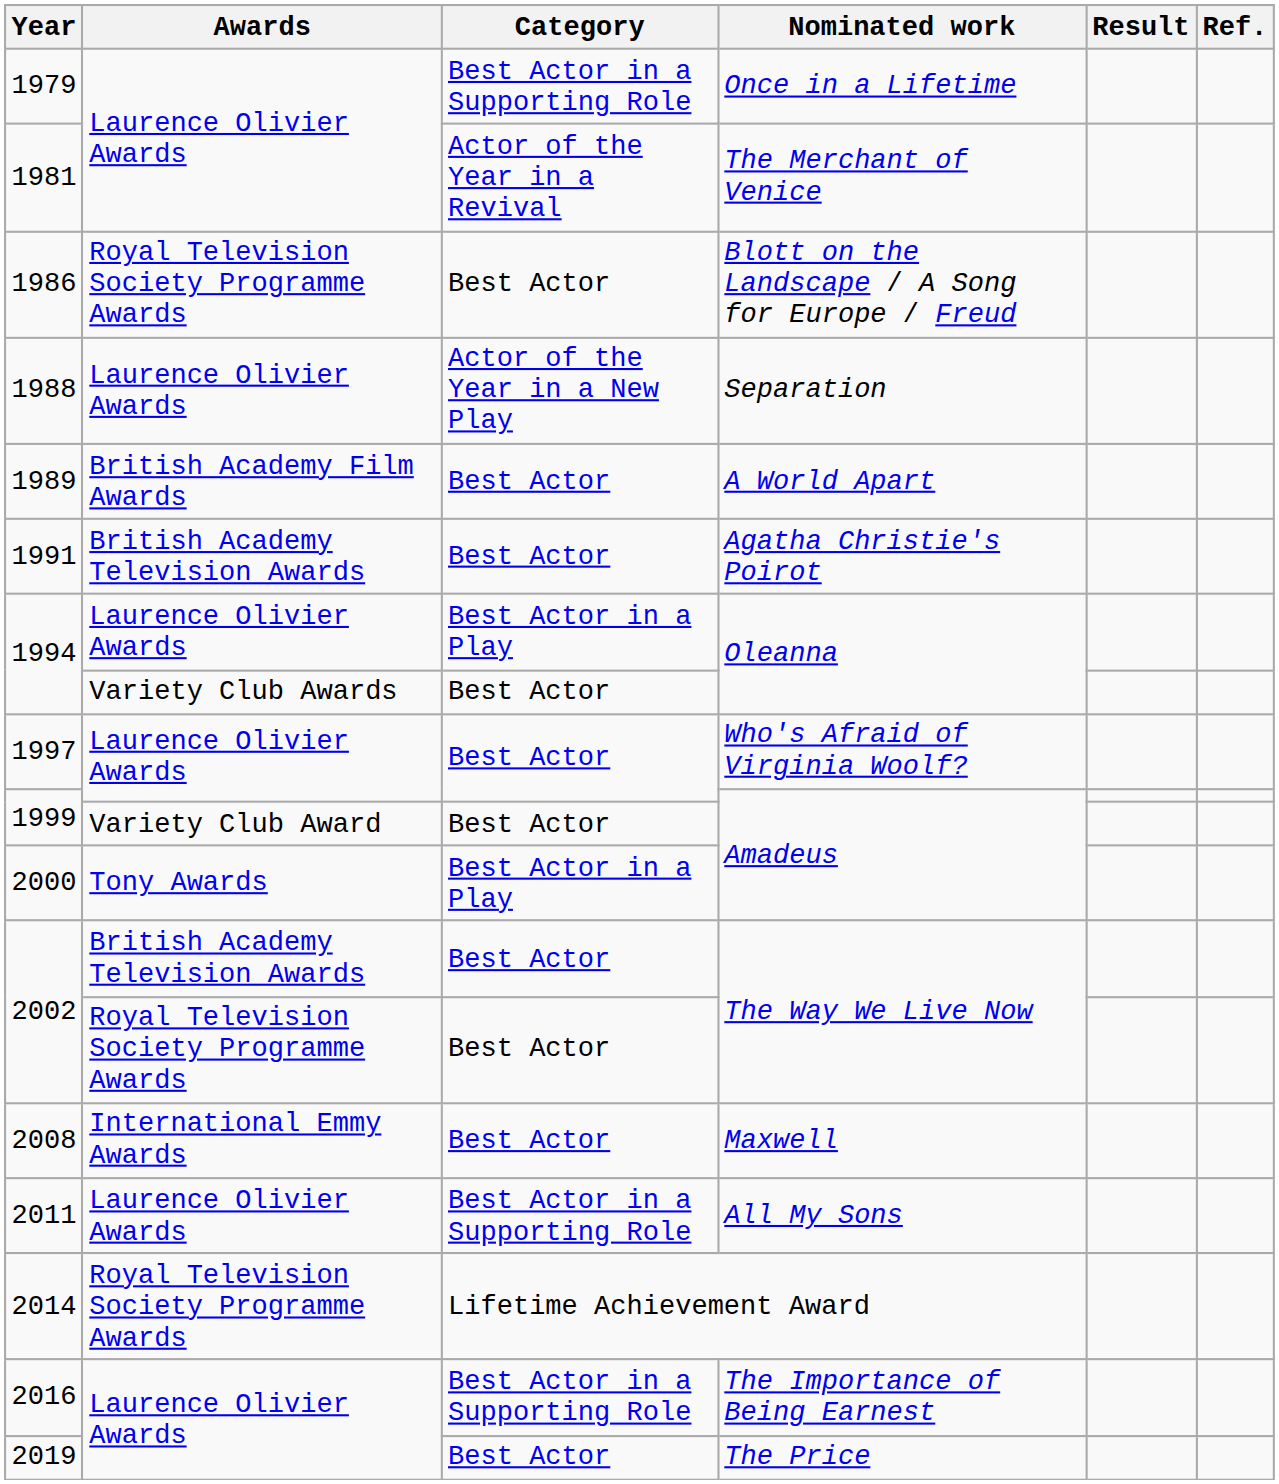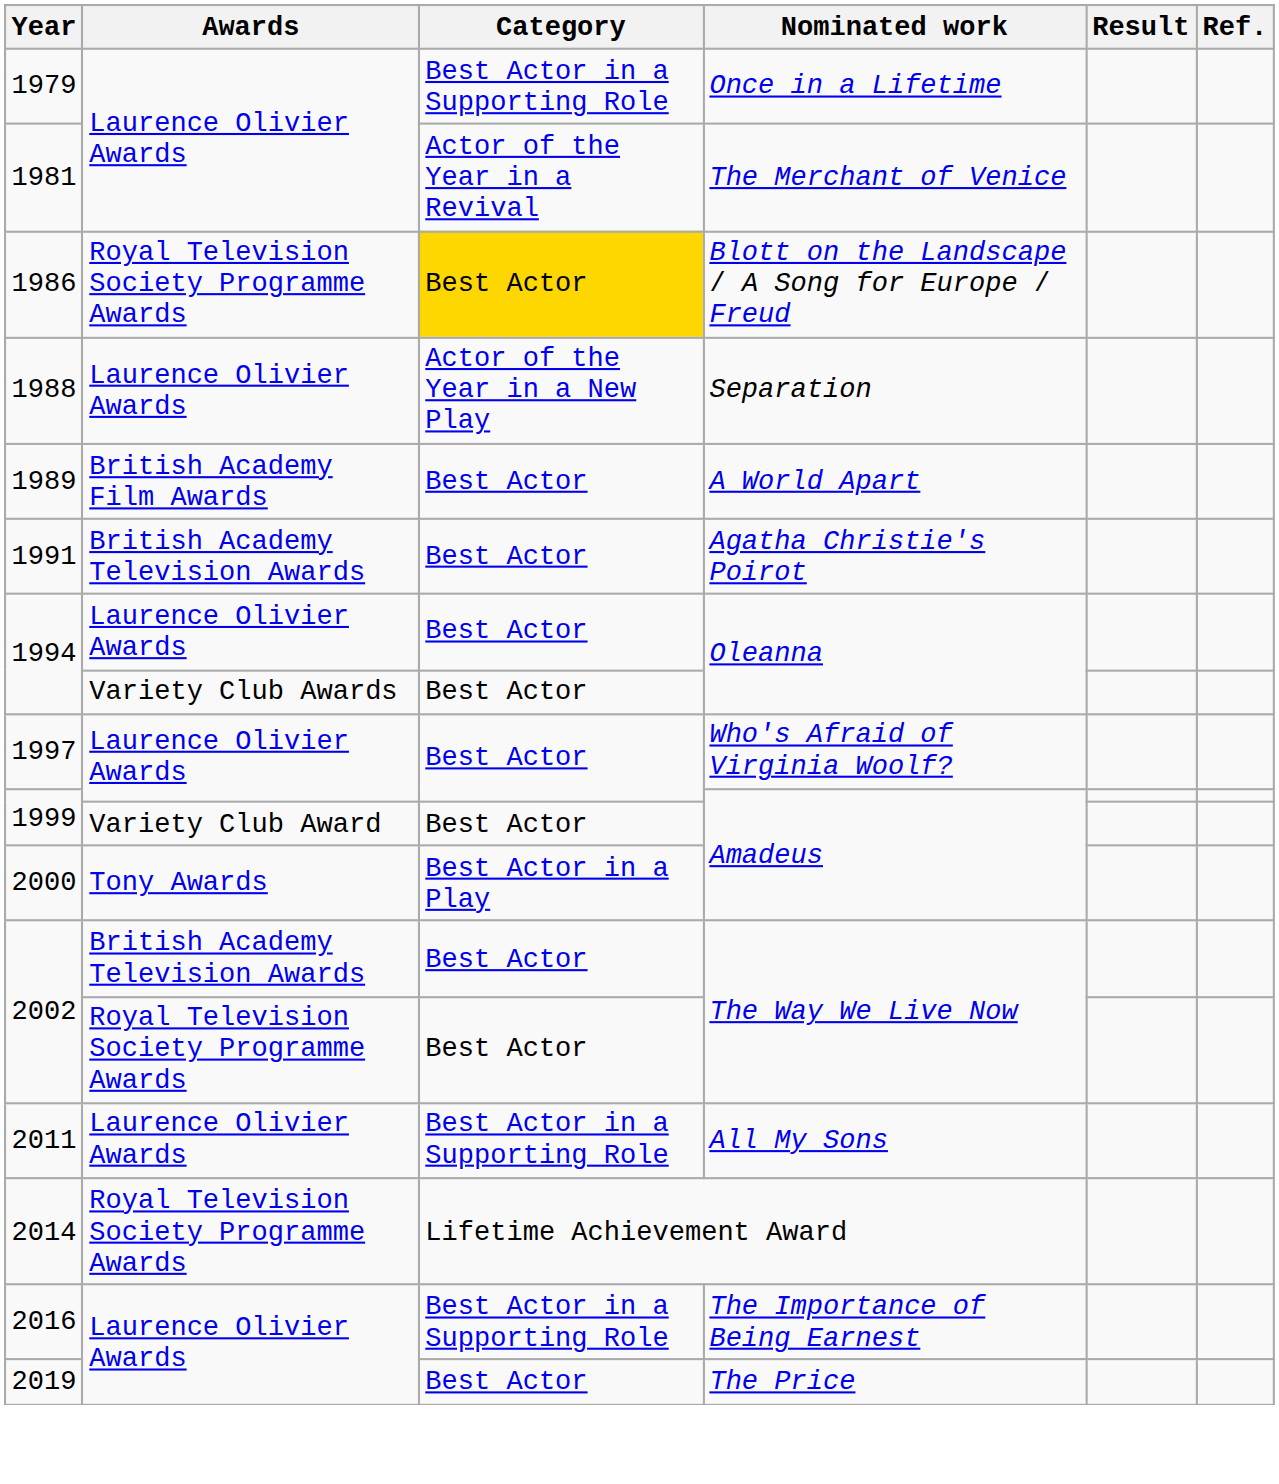(529, 284) no background -> (506, 284) gold background
(570, 632) Best Actor in a Play -> (506, 632) Best Actor
- row: (44, 1141)
